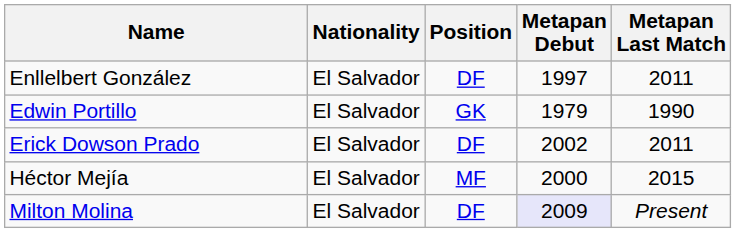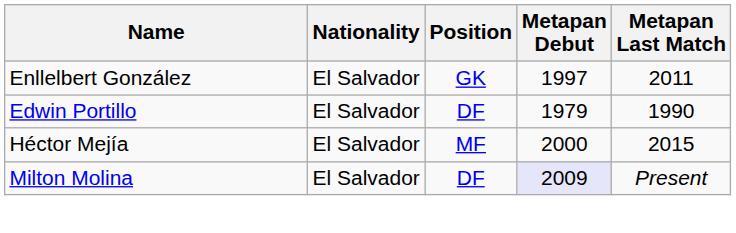(471, 77) DF -> (471, 77) GK
(471, 111) GK -> (471, 111) DF
- row: (104, 144)
